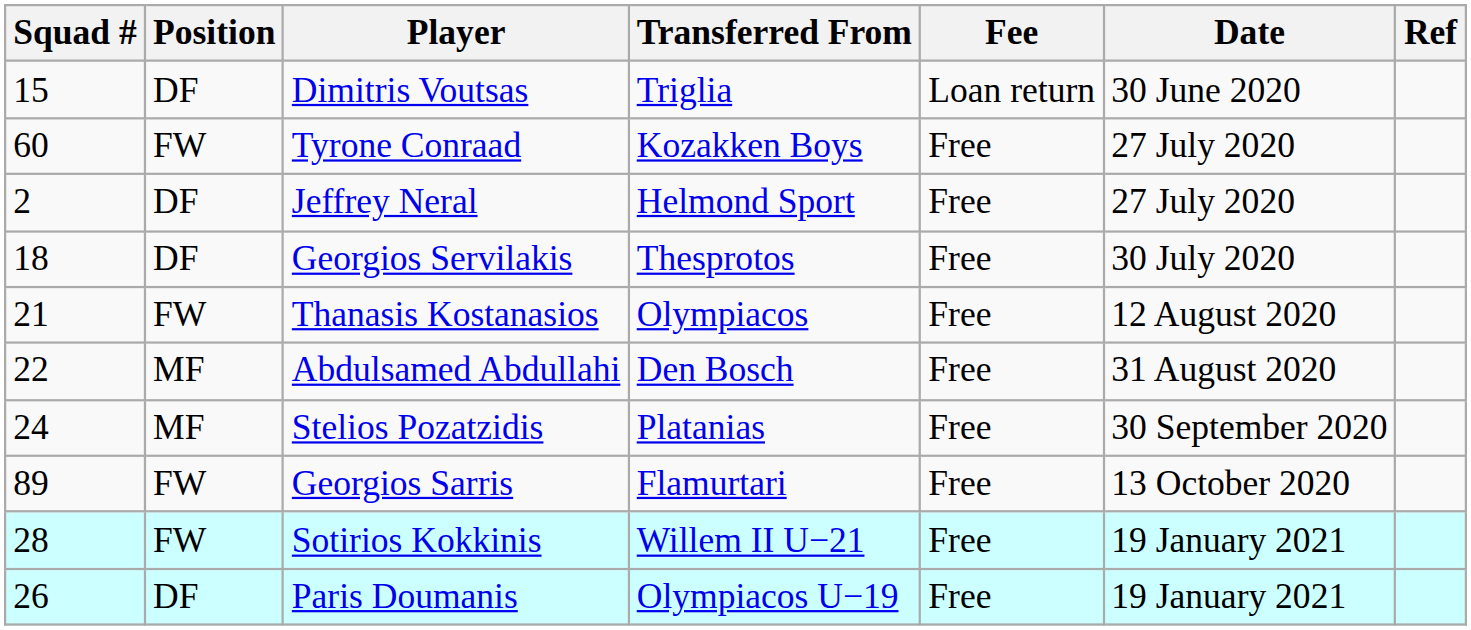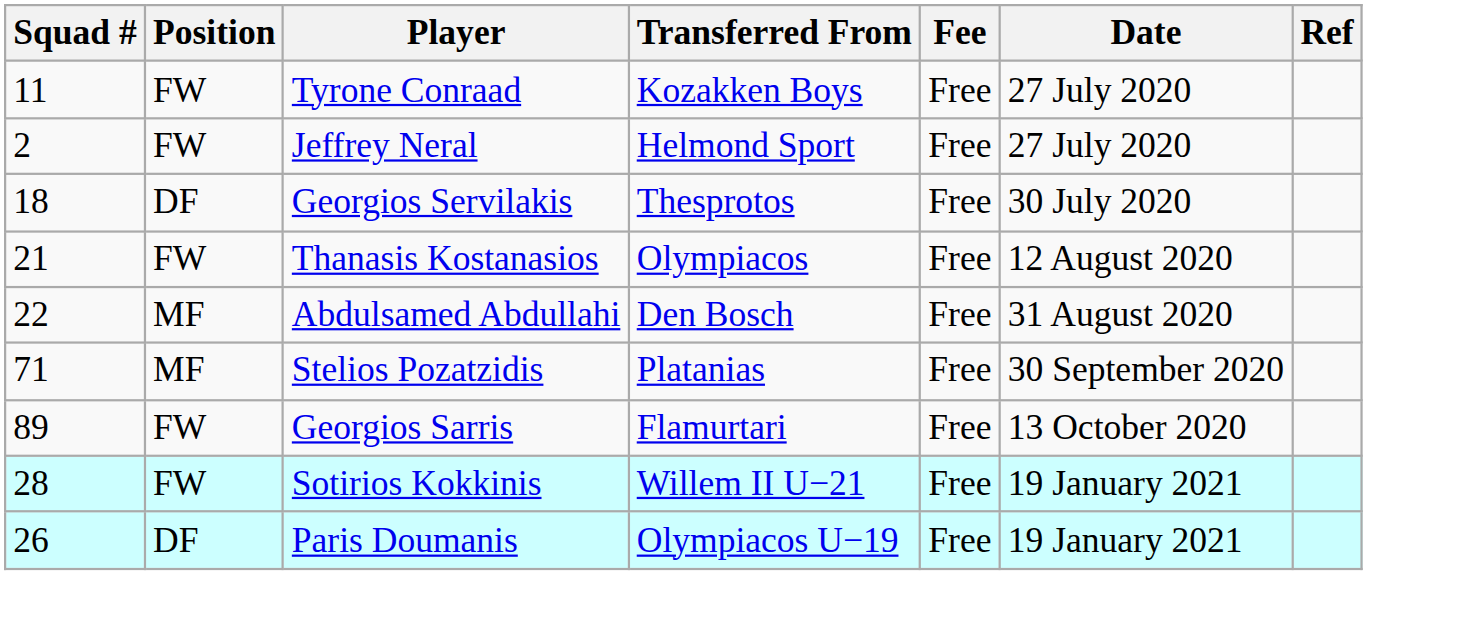- row: (410, 88)
(31, 145) 60 -> (30, 88) 11
(176, 201) DF -> (180, 145) FW
(31, 426) 24 -> (31, 370) 71
